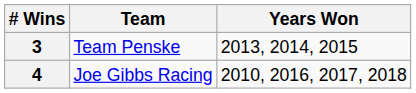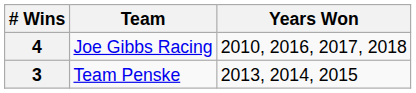rows swapped: (37, 75) <-> (37, 47)
